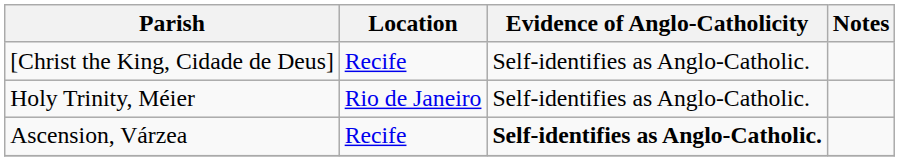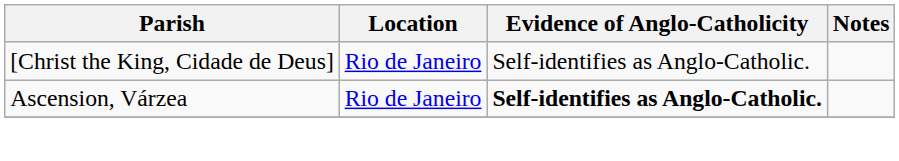(376, 60) Recife -> (413, 60) Rio de Janeiro
- row: (103, 98)
(376, 135) Recife -> (413, 98) Rio de Janeiro
